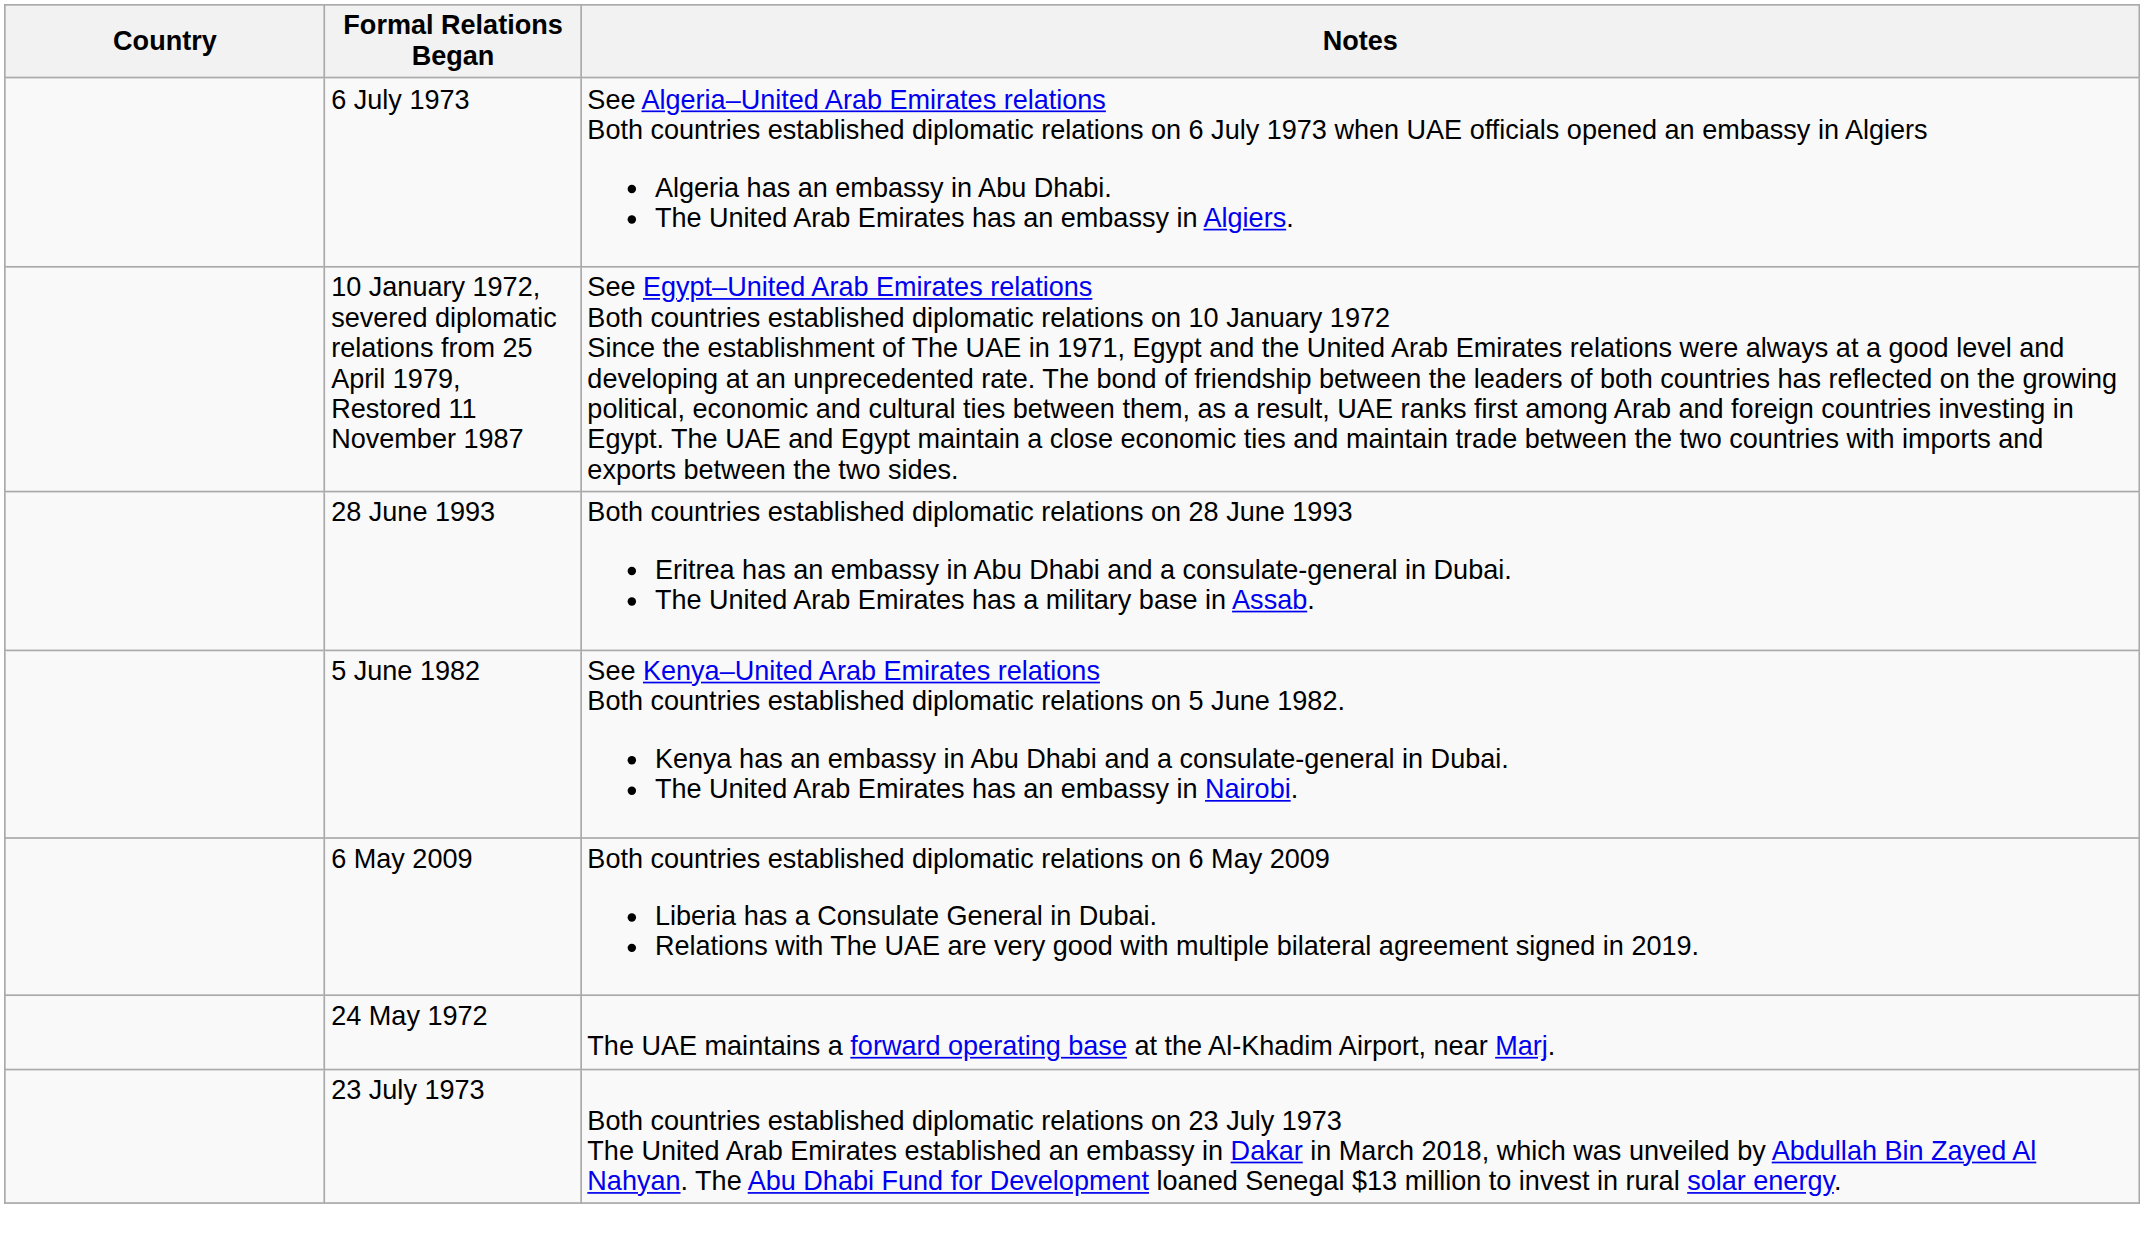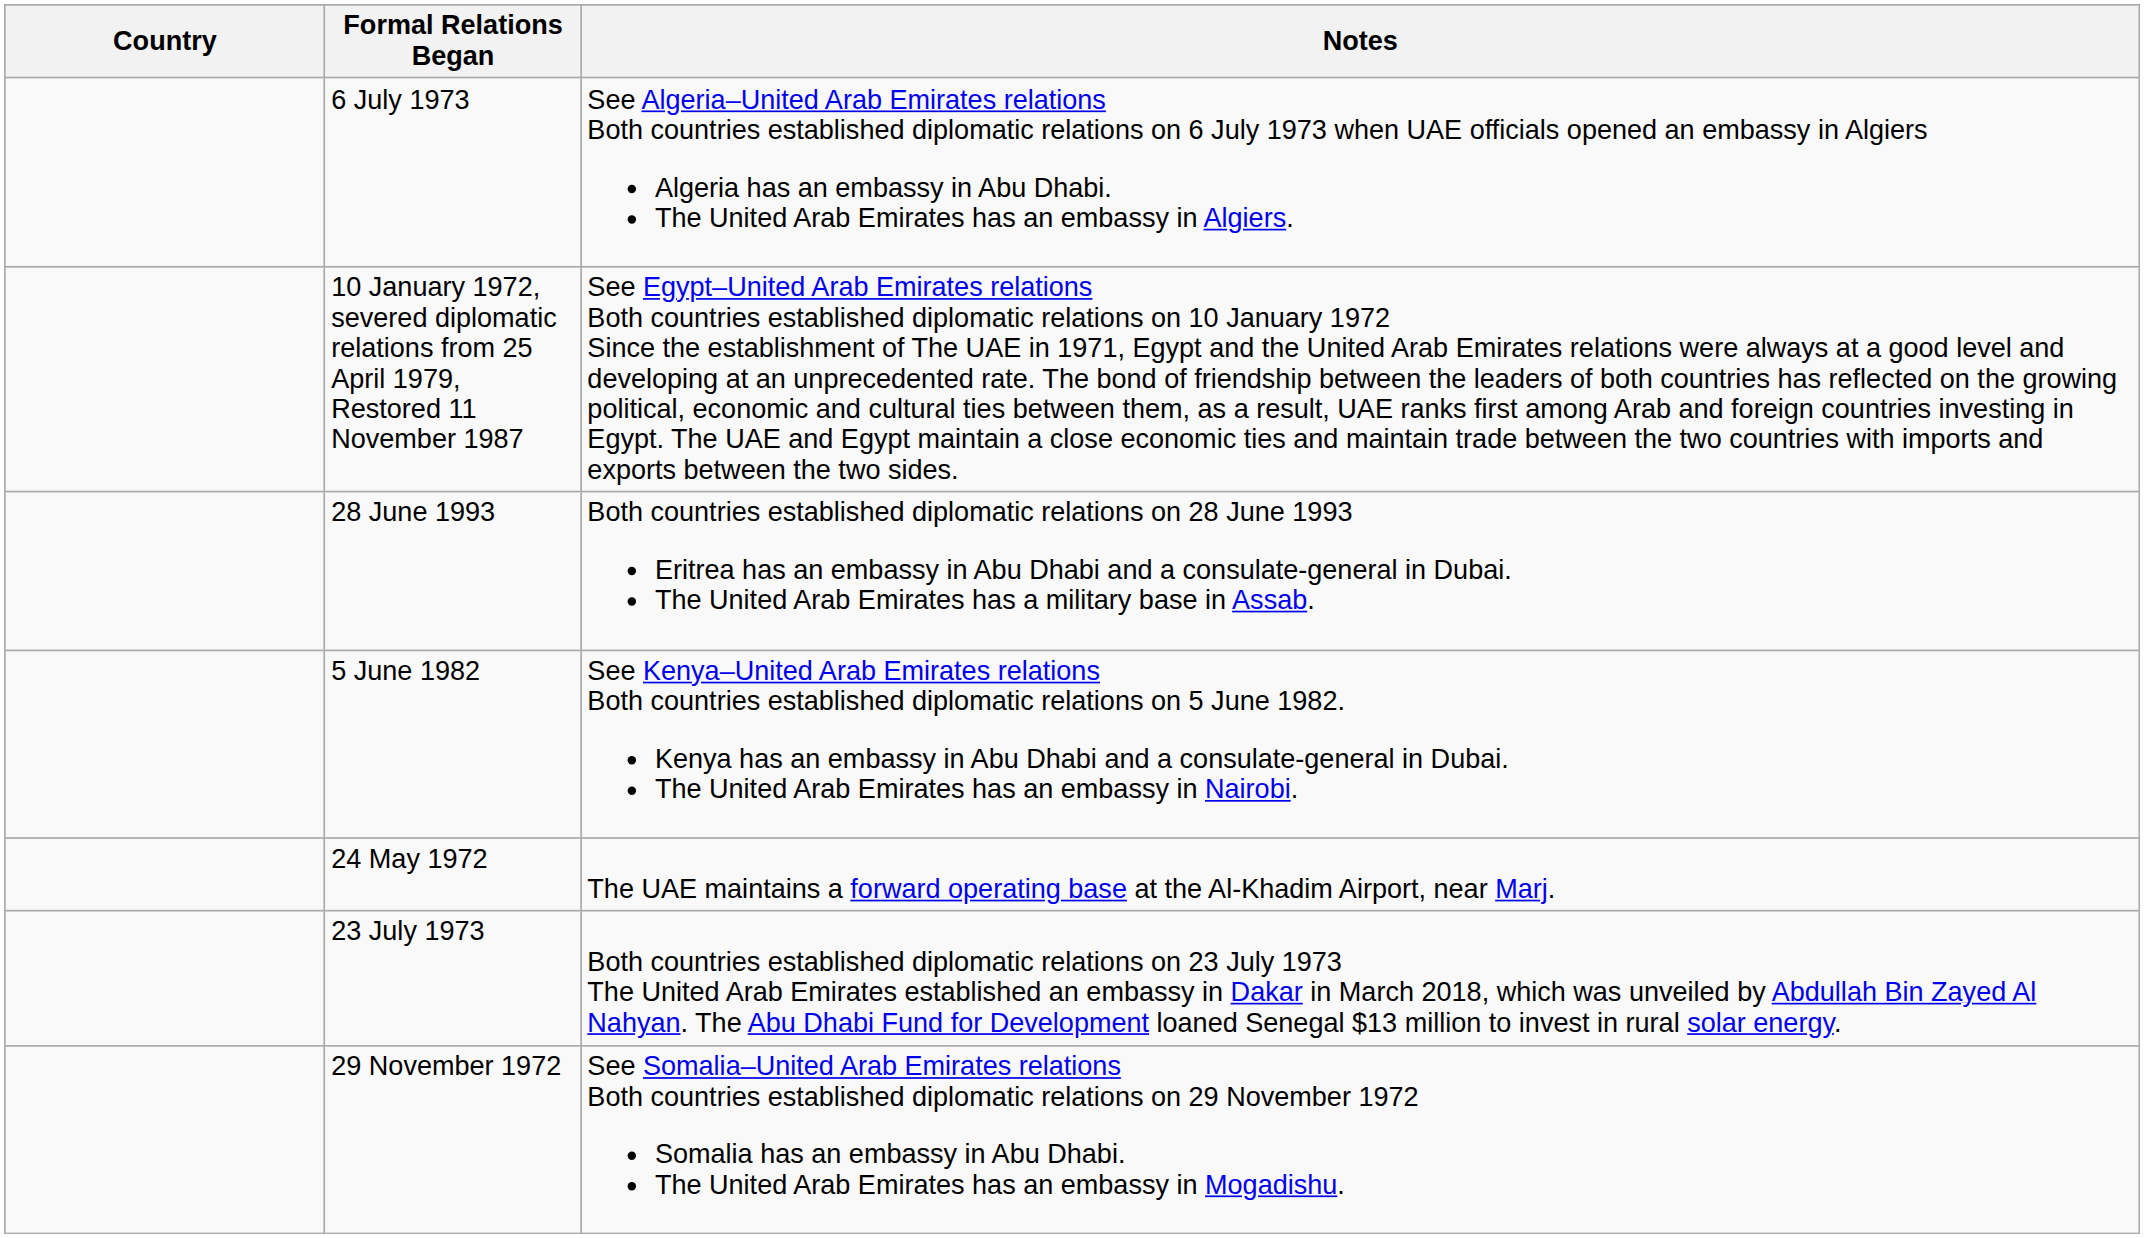- row: (402, 858)
+ row: (446, 1066)
